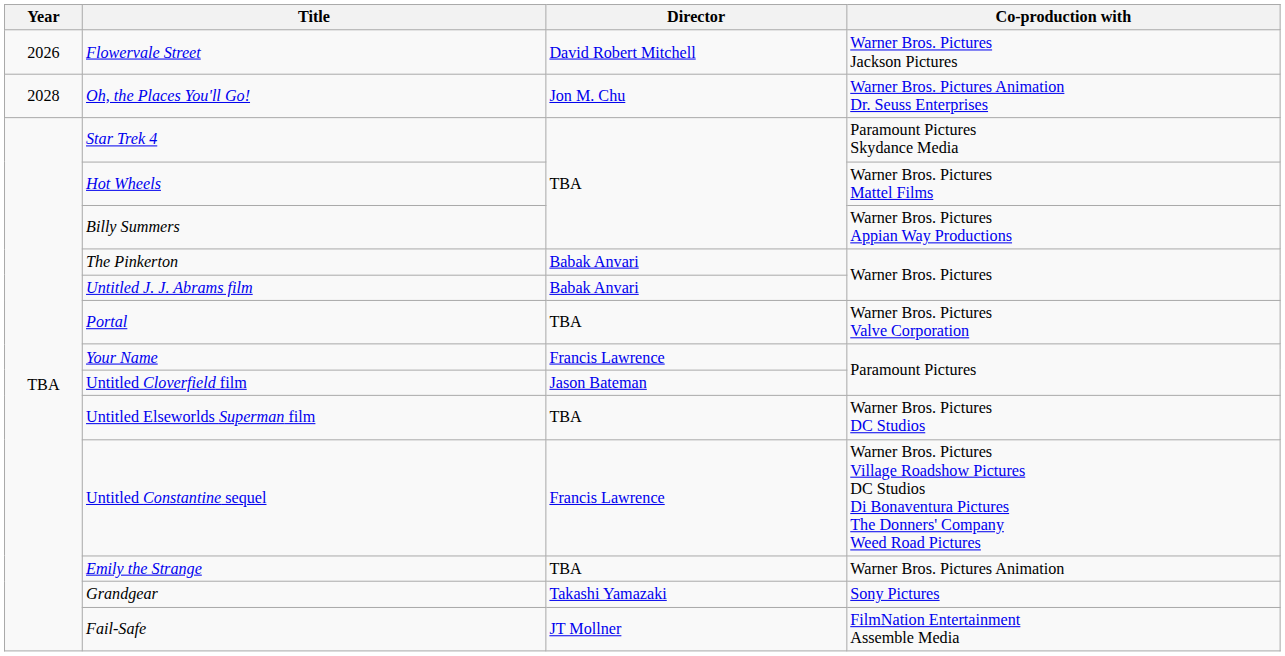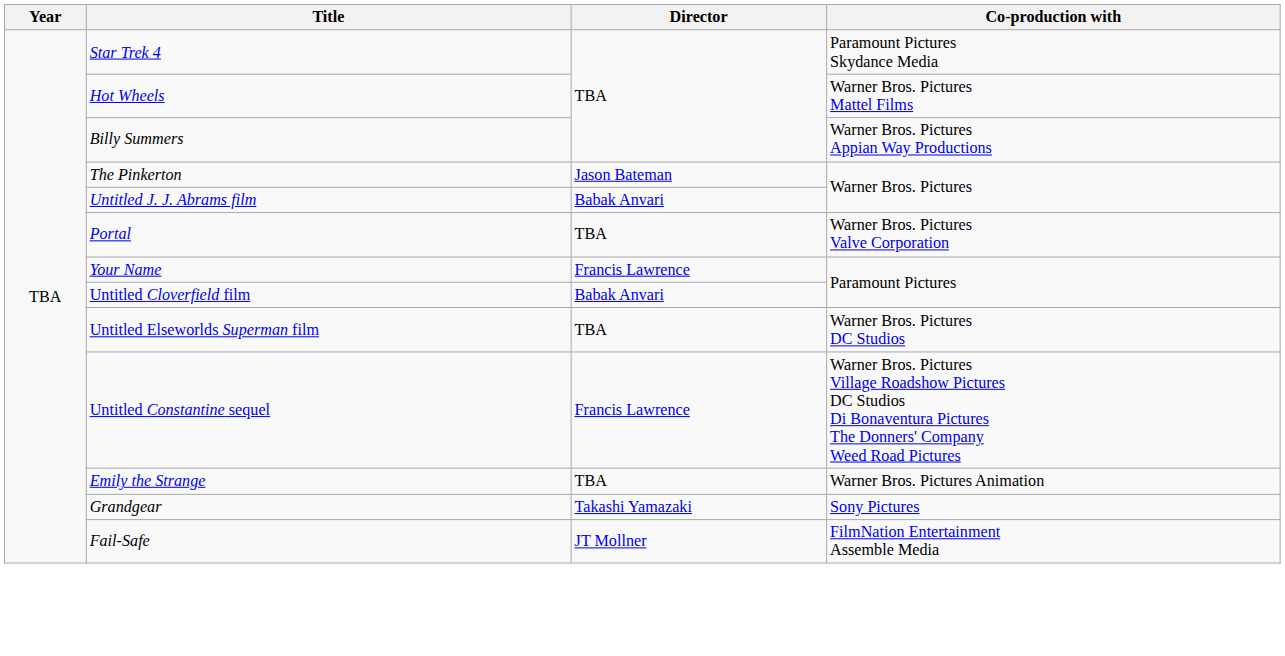- row: (143, 52)
- row: (168, 95)
(594, 261) Babak Anvari -> (623, 174) Jason Bateman
(598, 382) Jason Bateman -> (619, 295) Babak Anvari
